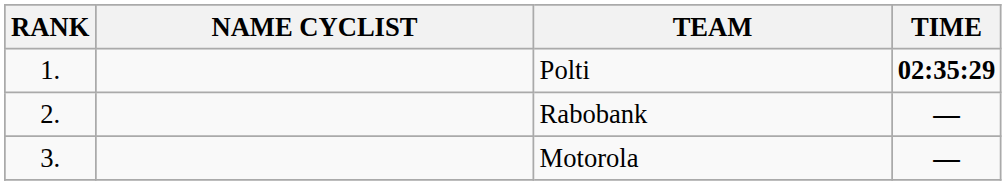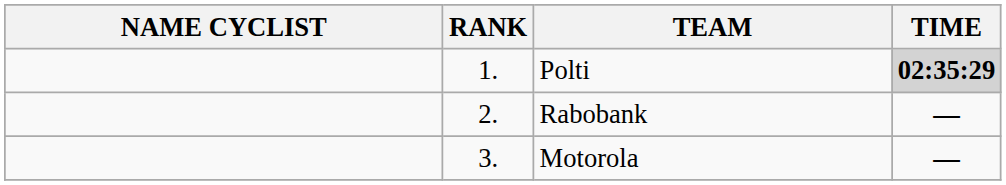columns swapped: (50, 26) <-> (314, 26)
(946, 70) no background -> (946, 70) lightgrey background
